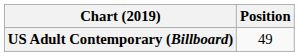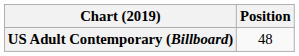(265, 39) 49 -> (265, 39) 48
